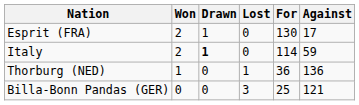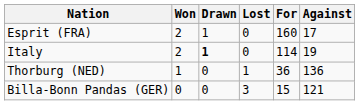(287, 33) 130 -> (287, 33) 160
(310, 52) 59 -> (310, 52) 19
(283, 90) 25 -> (283, 90) 15
